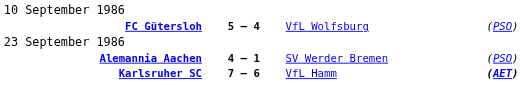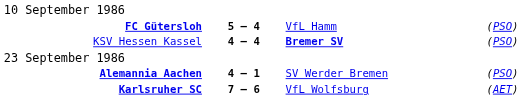(327, 26) VfL Wolfsburg -> (311, 26) VfL Hamm
+ row: (148, 42)
(311, 74) VfL Hamm -> (327, 89) VfL Wolfsburg
(503, 74) bold -> (503, 89) normal
